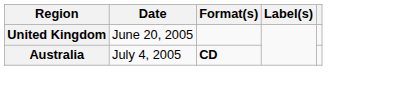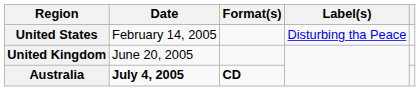+ row: (57, 34)
(147, 55) normal -> (148, 75) bold
